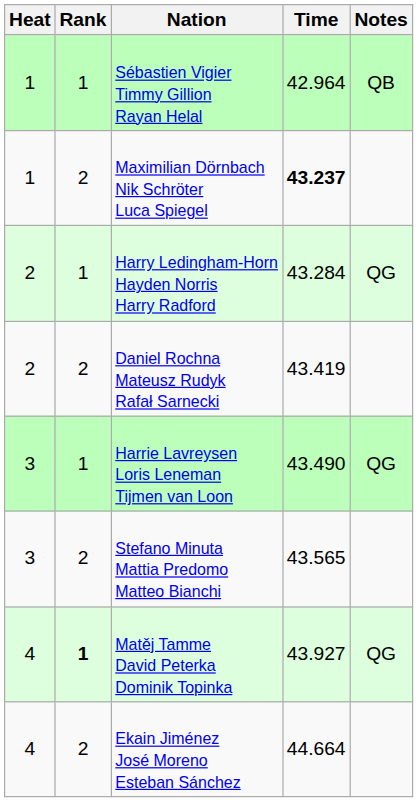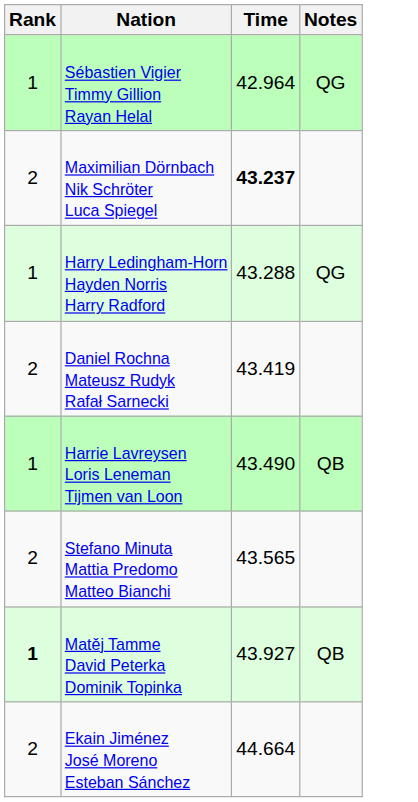- column: (30, 19)
(381, 82) QB -> (331, 82) QG
(316, 273) 43.284 -> (266, 273) 43.288
(381, 463) QG -> (331, 463) QB
(381, 654) QG -> (331, 654) QB
